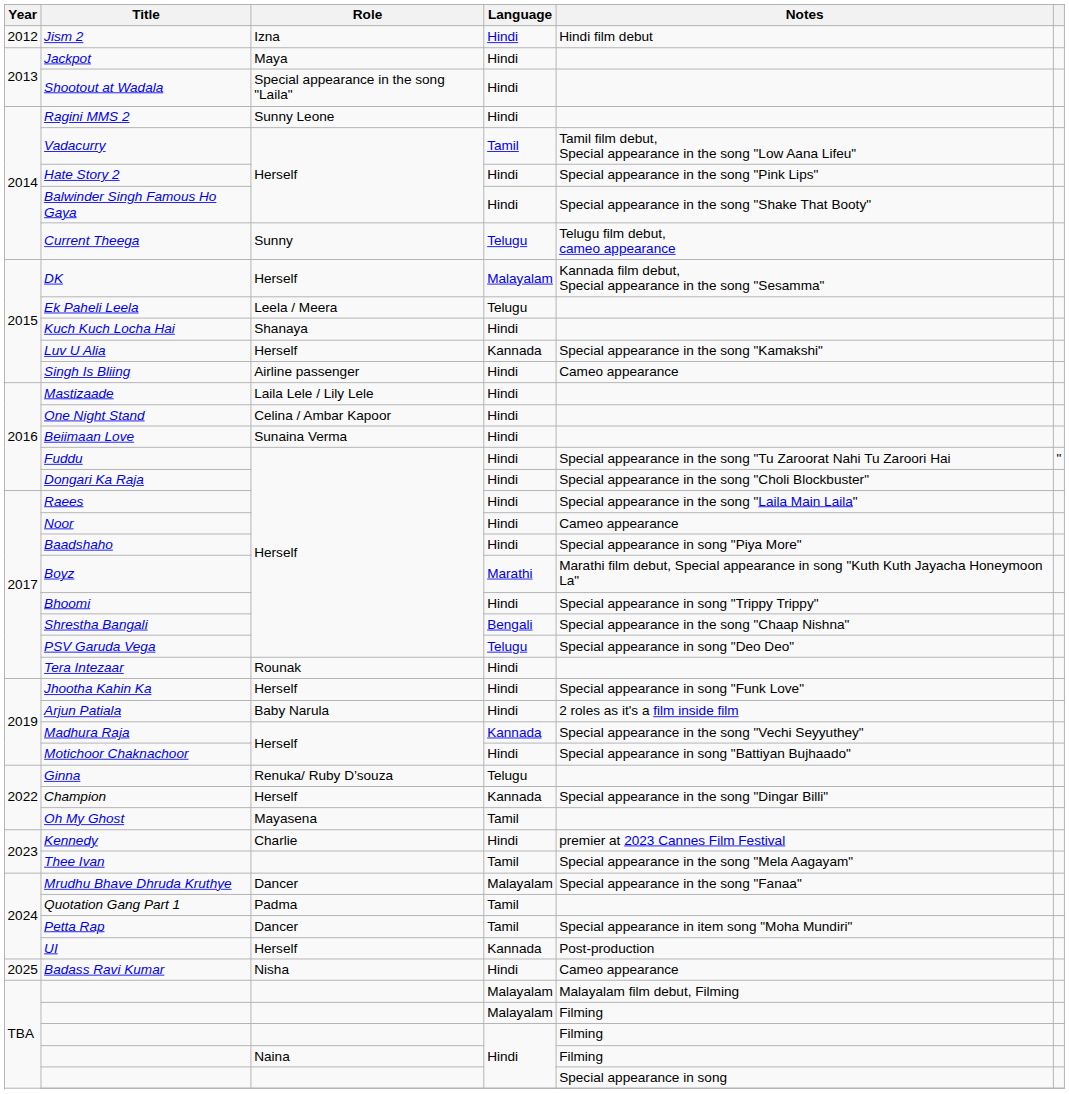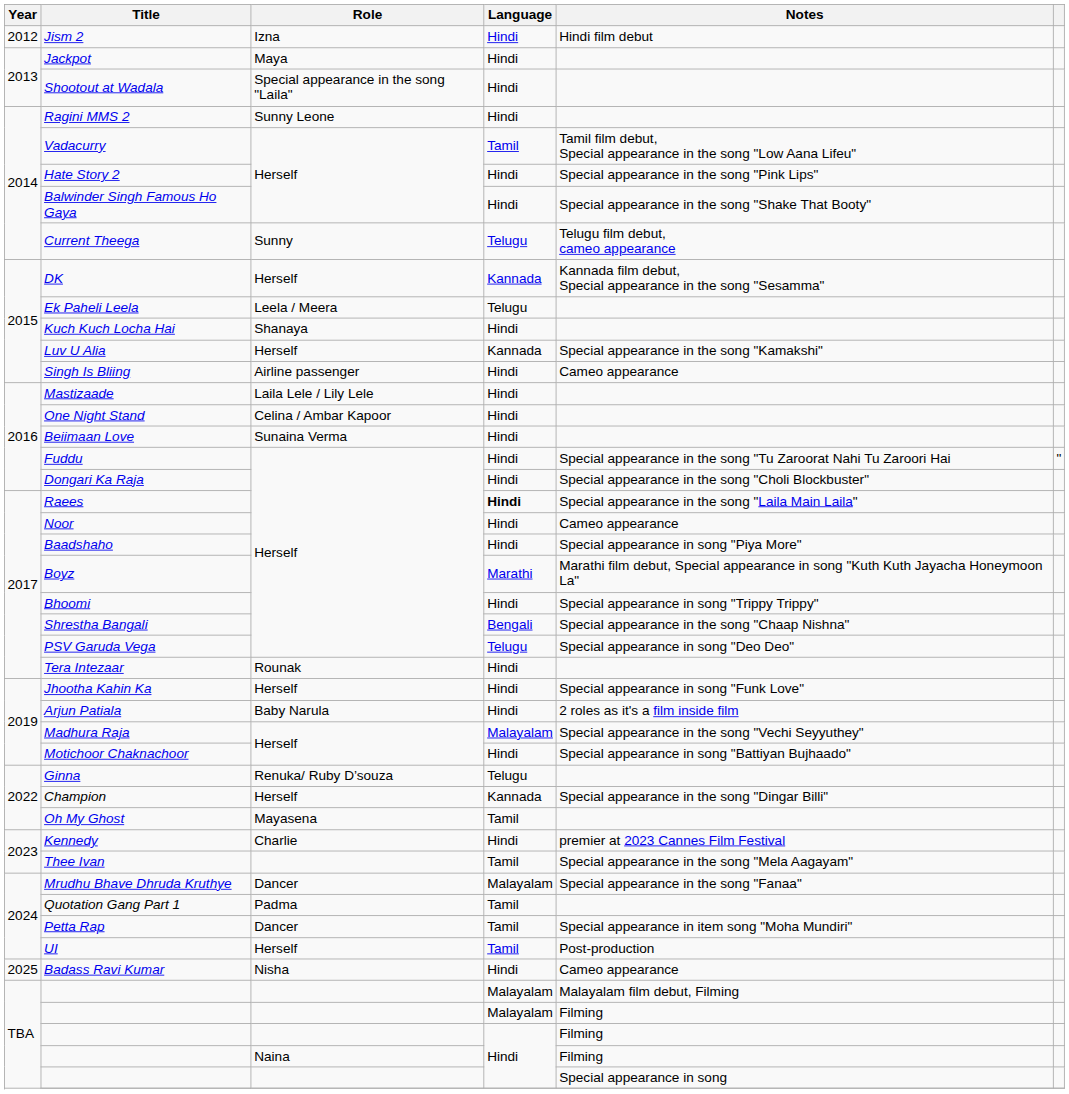(520, 278) Malayalam -> (514, 278) Kannada
(503, 501) normal -> (504, 501) bold
(514, 732) Kannada -> (520, 732) Malayalam
(514, 948) Kannada -> (503, 948) Tamil
